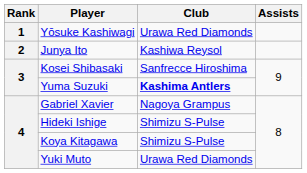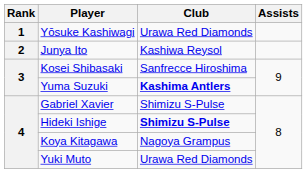(185, 104) Nagoya Grampus -> (182, 104) Shimizu S-Pulse
(182, 123) normal -> (185, 123) bold
(182, 141) Shimizu S-Pulse -> (185, 141) Nagoya Grampus
